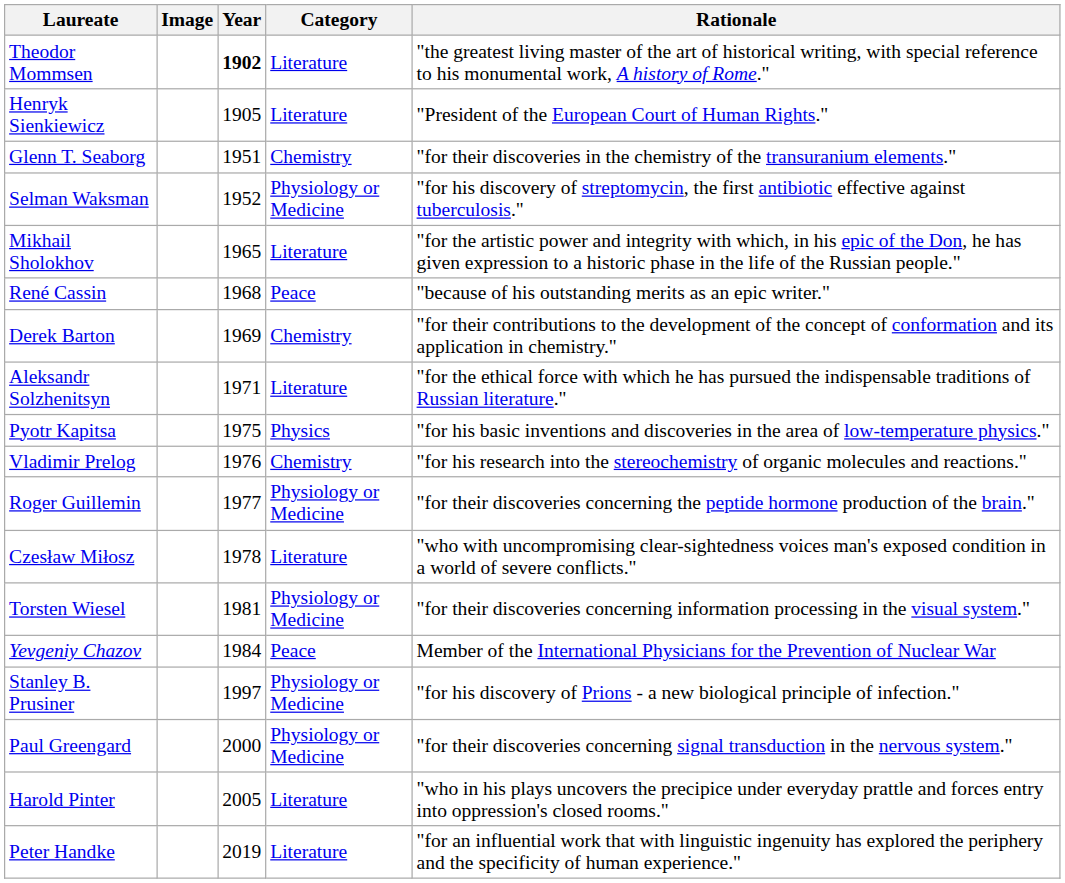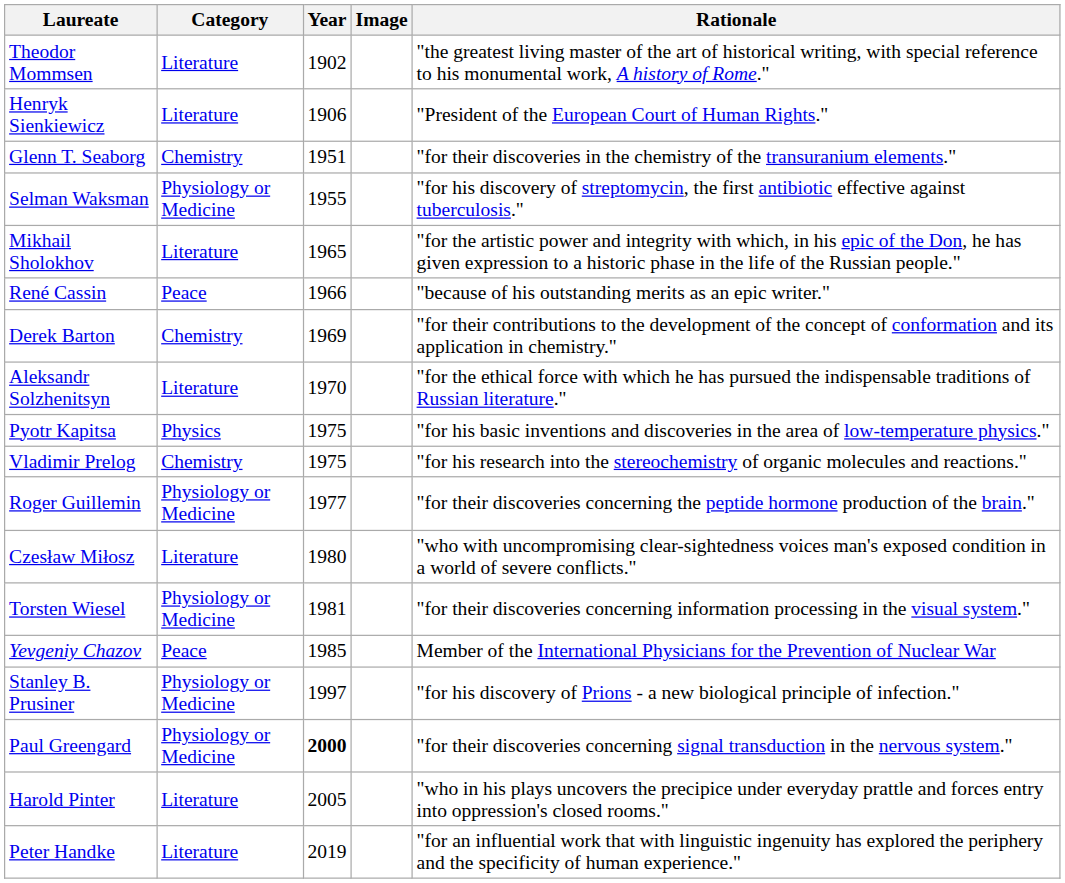columns swapped: (187, 19) <-> (339, 19)
(242, 61) bold -> (327, 61) normal
(242, 114) 1905 -> (327, 114) 1906
(242, 198) 1952 -> (327, 198) 1955
(242, 293) 1968 -> (327, 293) 1966
(242, 388) 1971 -> (327, 388) 1970
(242, 461) 1976 -> (327, 461) 1975
(242, 556) 1978 -> (327, 556) 1980
(242, 651) 1984 -> (327, 651) 1985
(242, 745) normal -> (327, 745) bold
